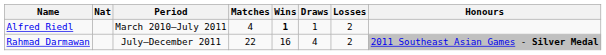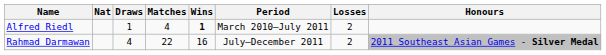columns swapped: (171, 12) <-> (315, 12)
